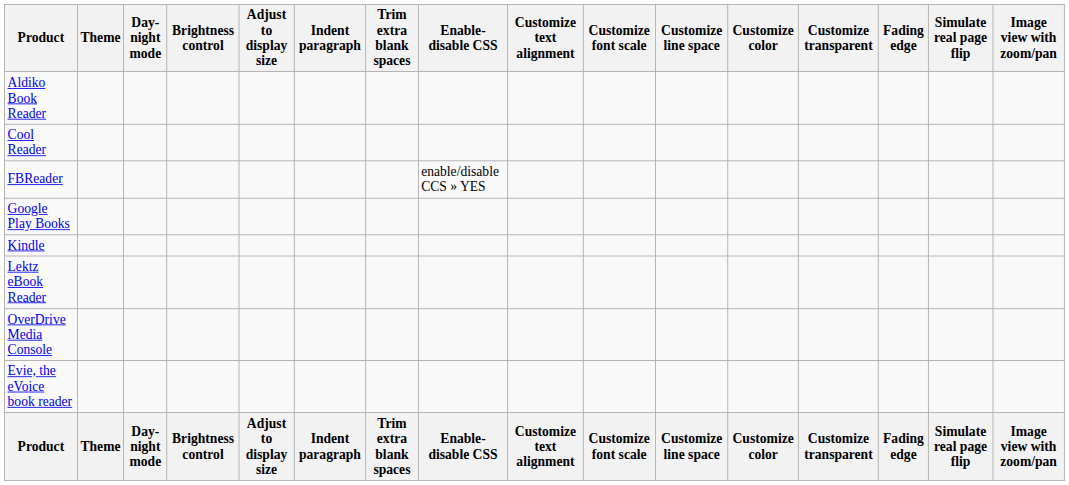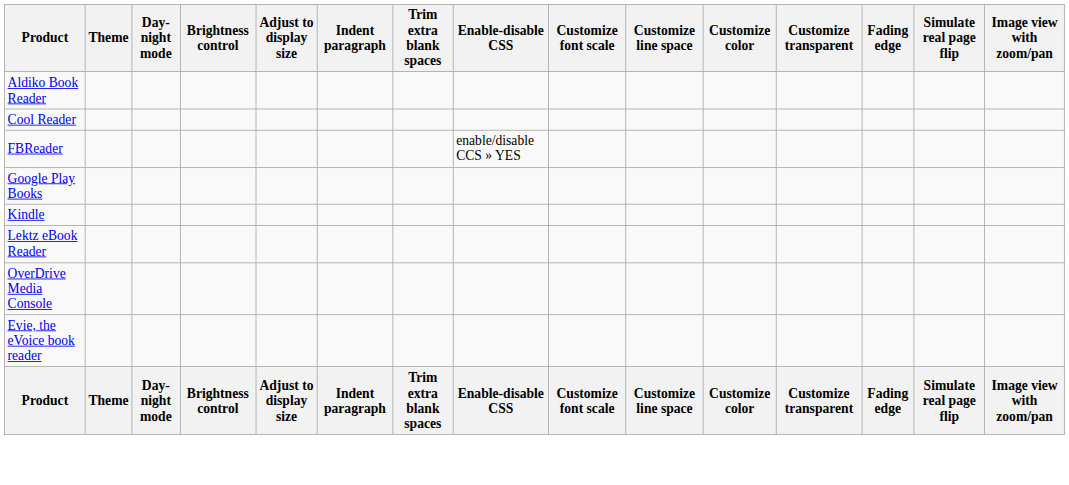- column: (545, 38)
